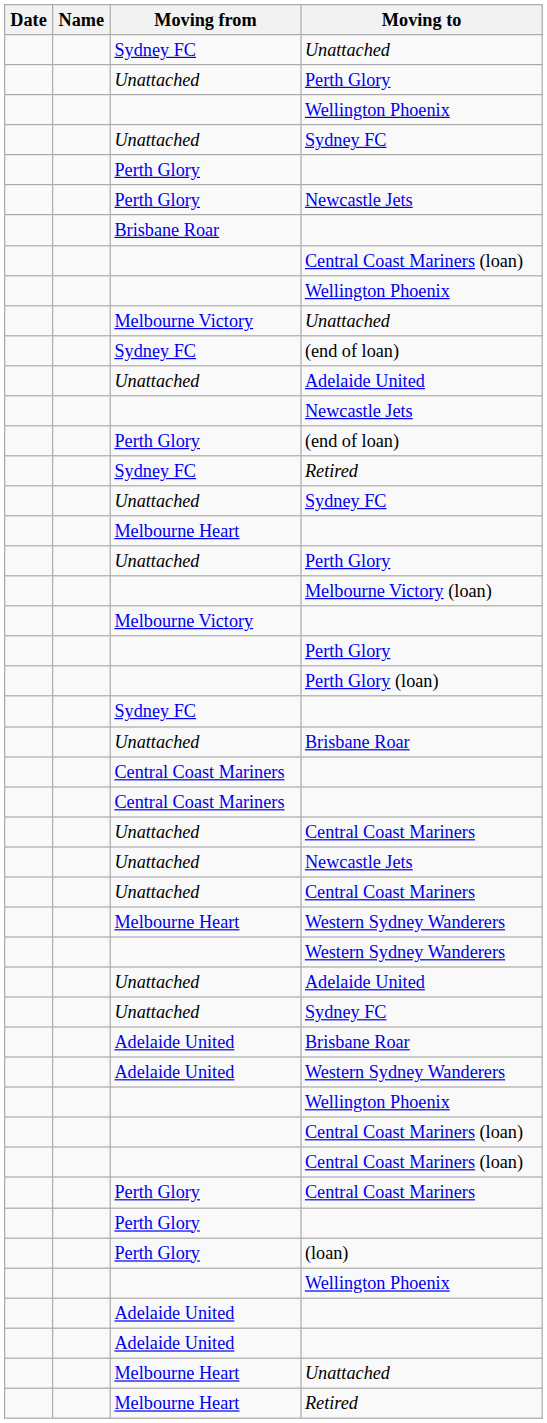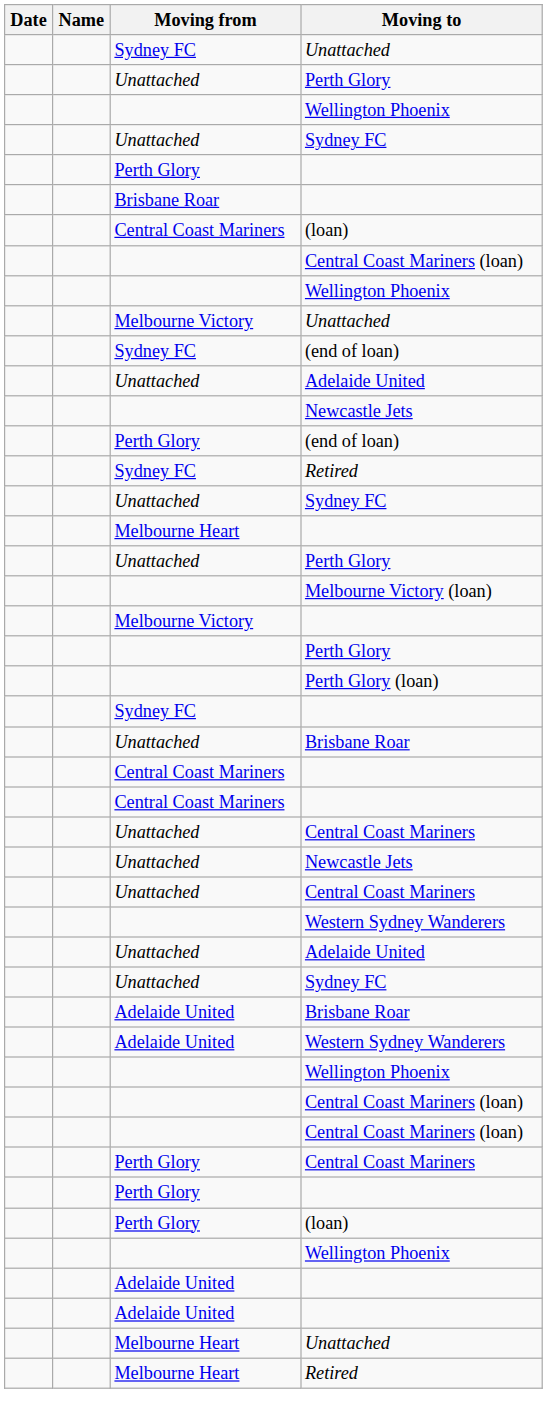- row: (157, 200)
+ row: (199, 230)
- row: (177, 921)
